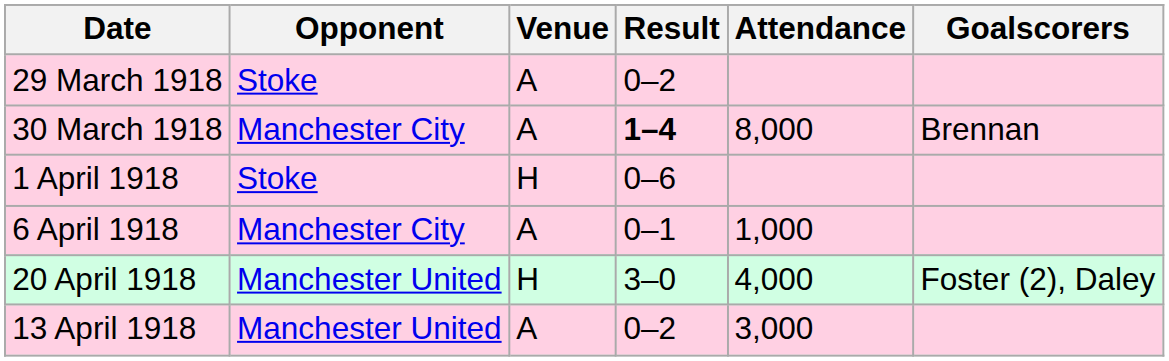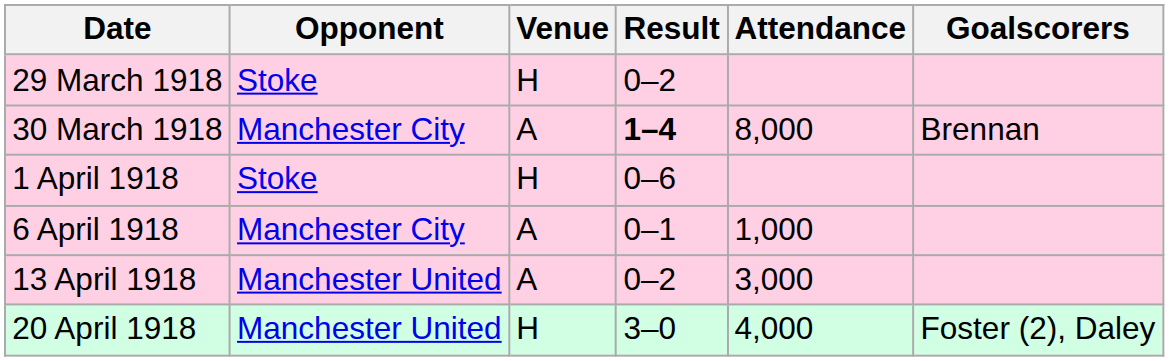(527, 79) A -> (528, 79) H
rows swapped: (104, 329) <-> (104, 279)
